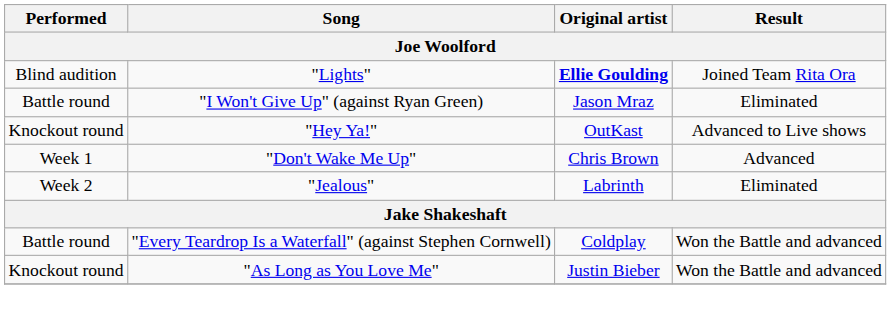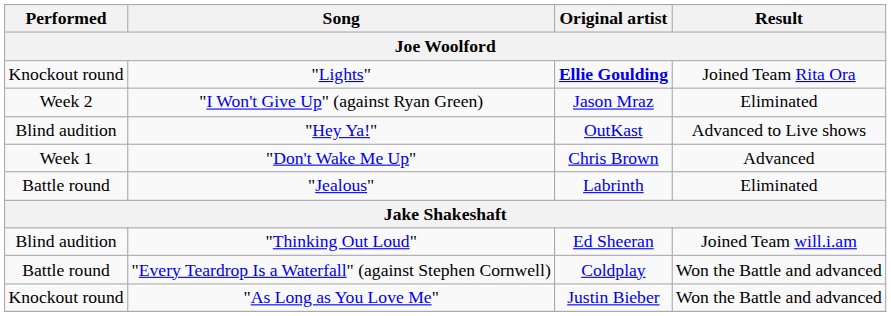(66, 74) Blind audition -> (66, 74) Knockout round
(66, 102) Battle round -> (66, 102) Week 2
(66, 130) Knockout round -> (66, 130) Blind audition
(66, 185) Week 2 -> (66, 185) Battle round
+ row: (341, 241)
